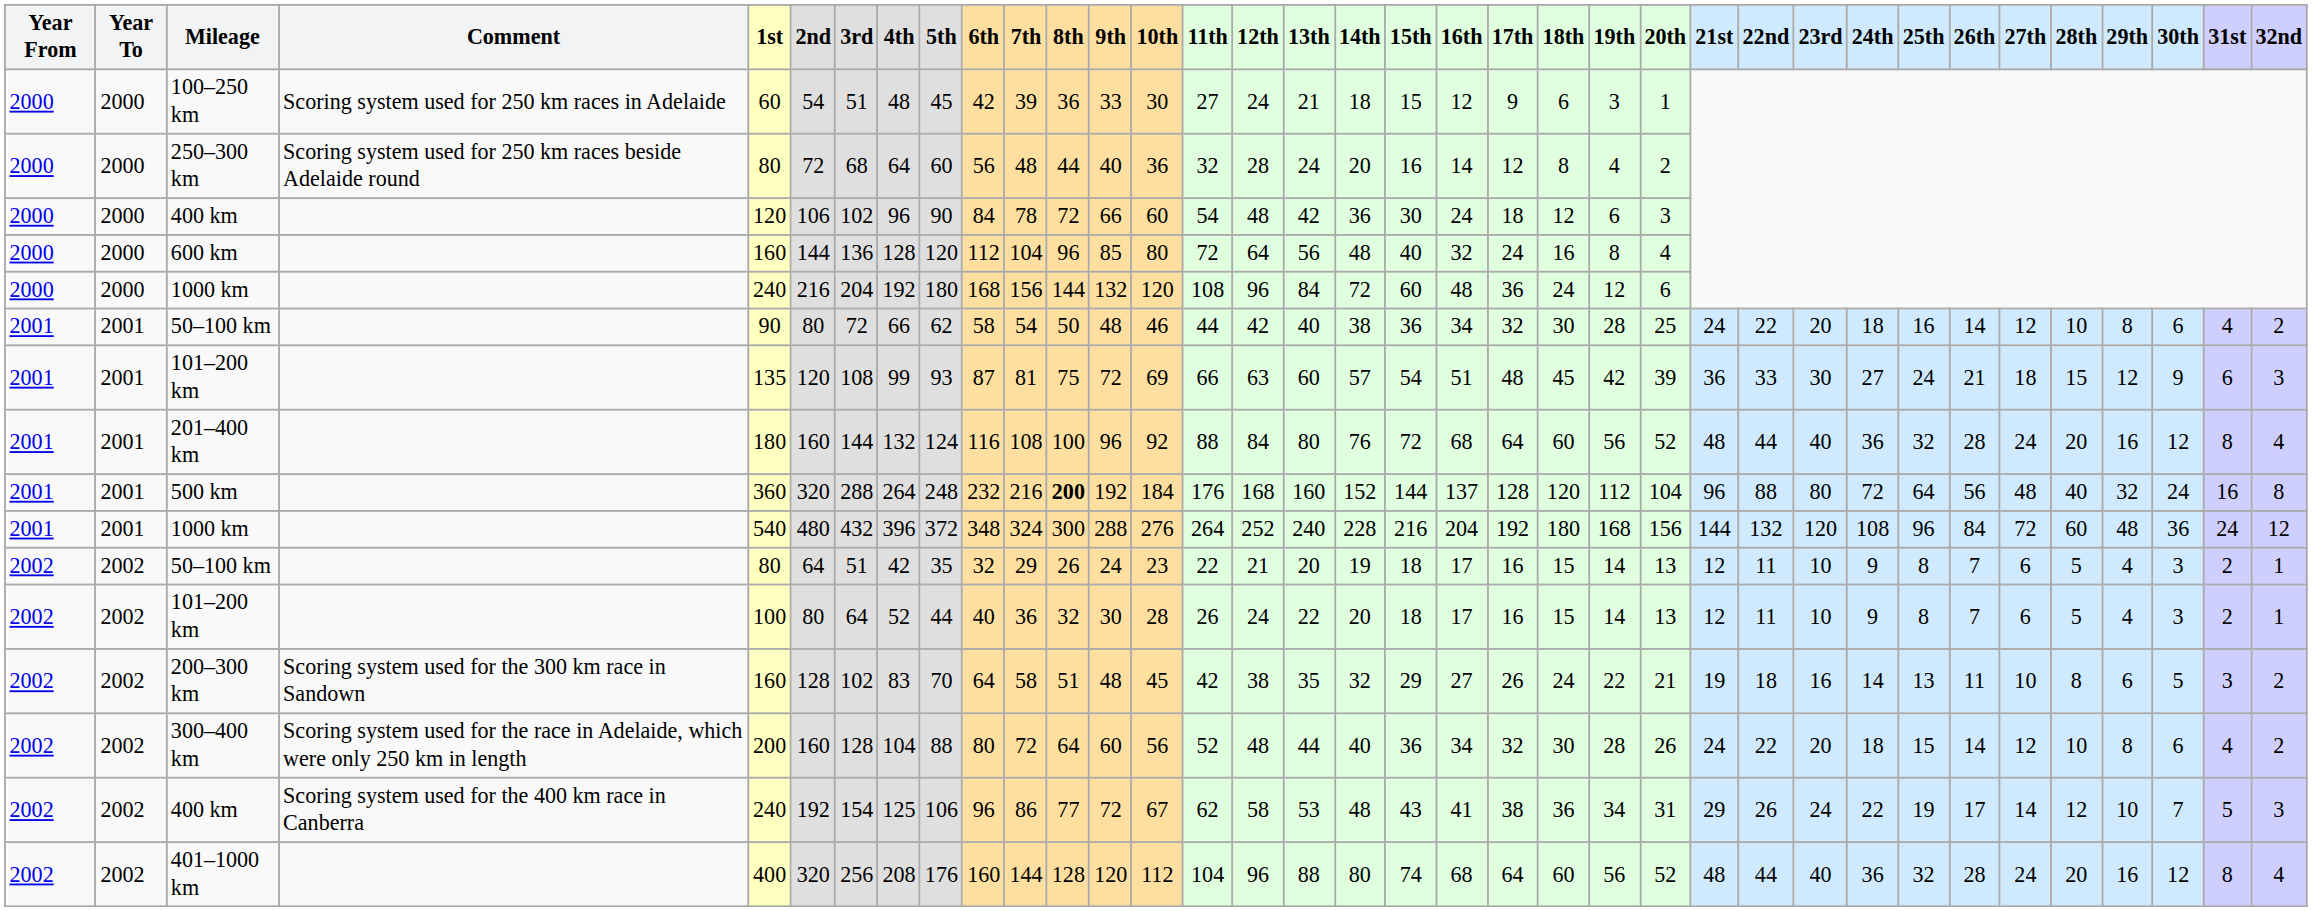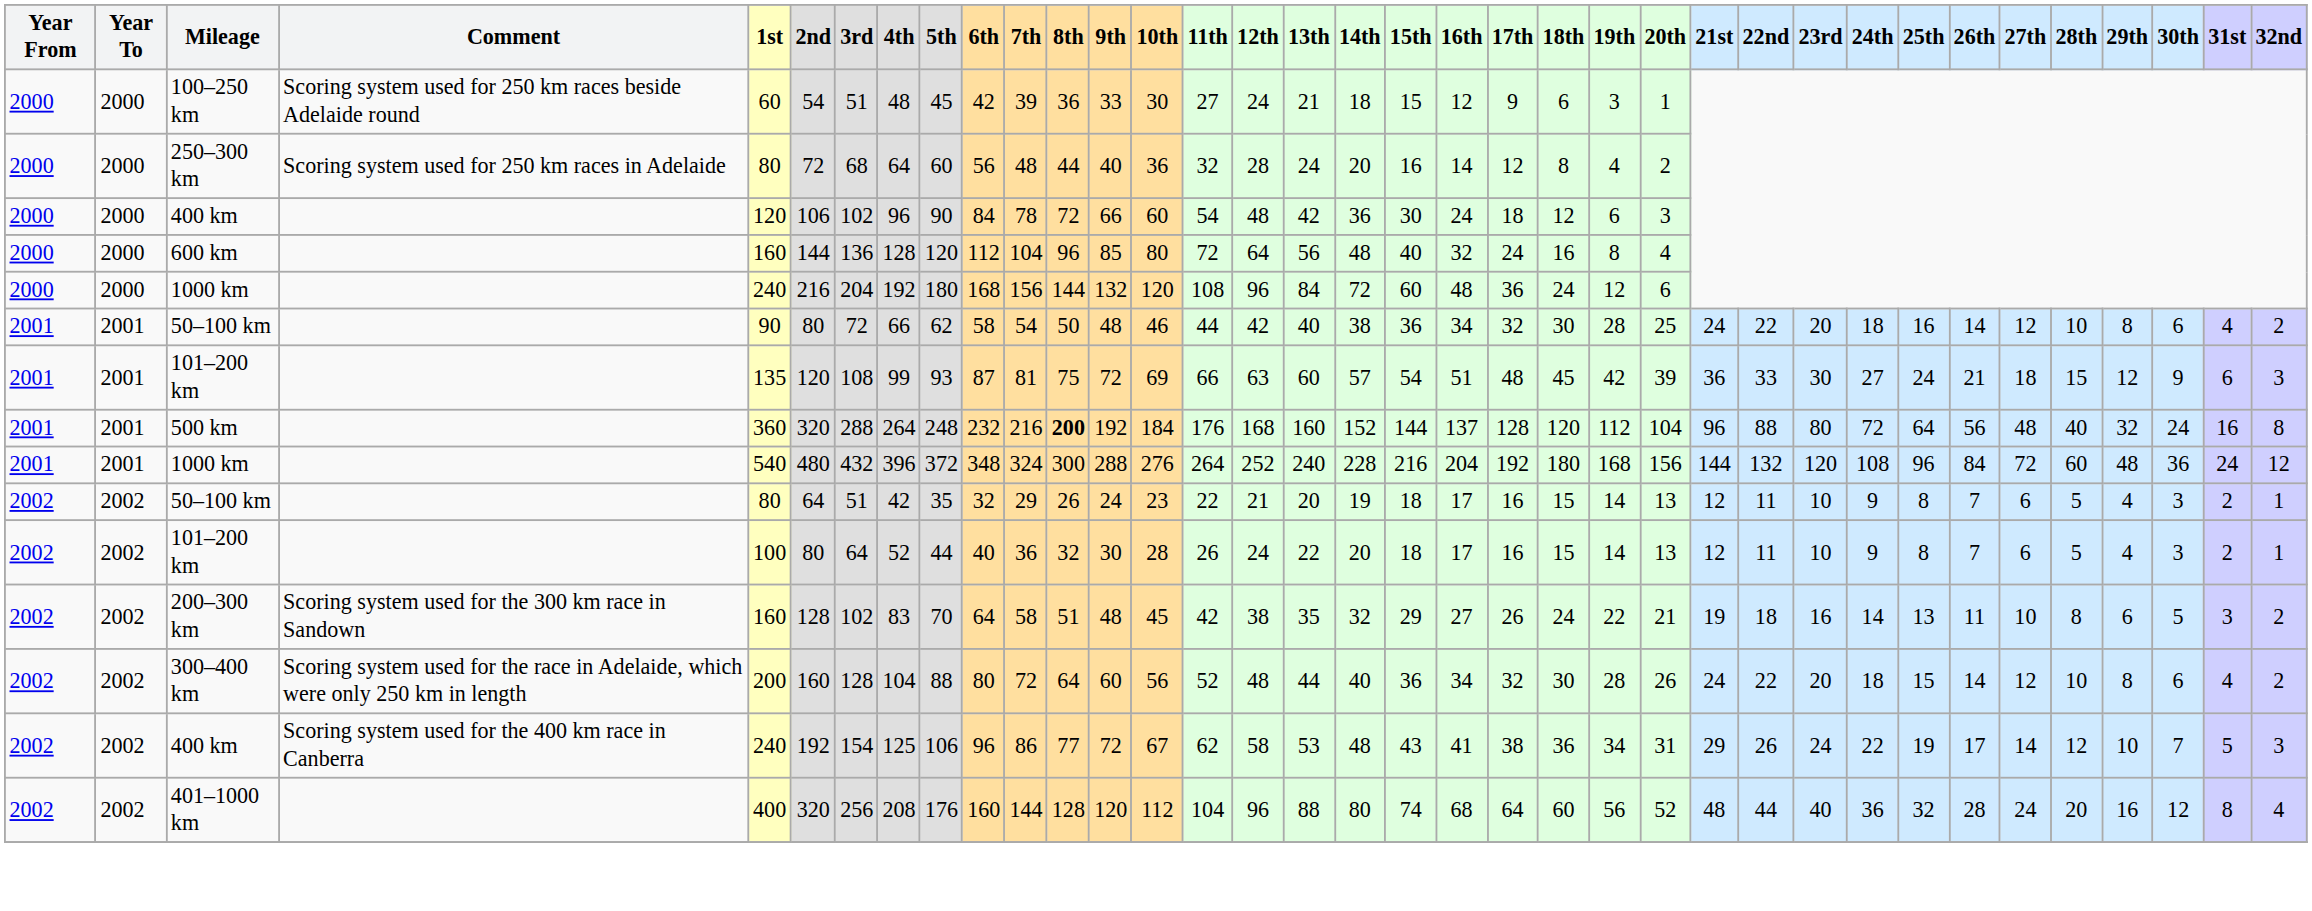(504, 101) Scoring system used for 250 km races in Adelaide -> (482, 101) Scoring system used for 250 km races beside Adelaide round
(482, 165) Scoring system used for 250 km races beside Adelaide round -> (504, 165) Scoring system used for 250 km races in Adelaide
- row: (32, 441)
